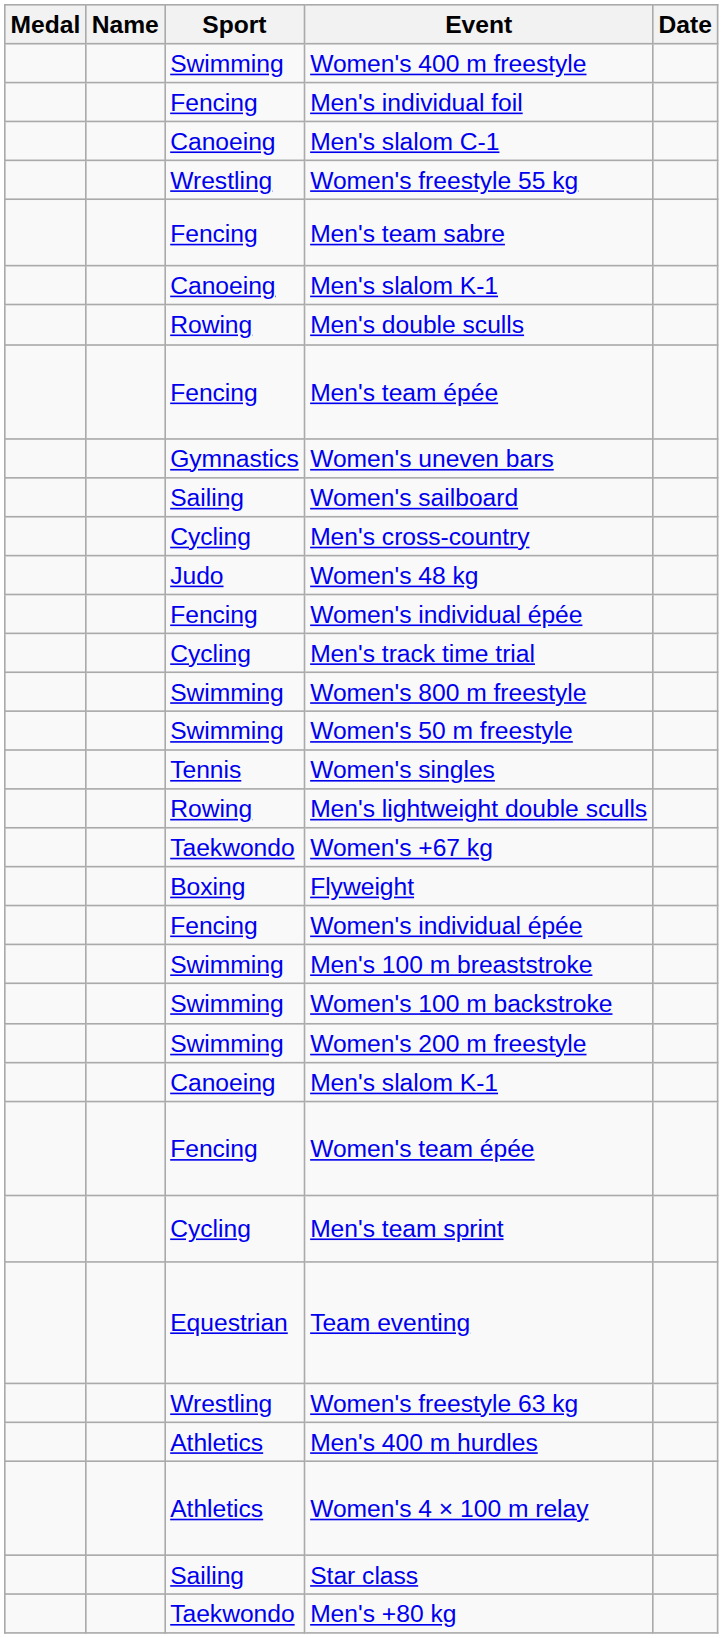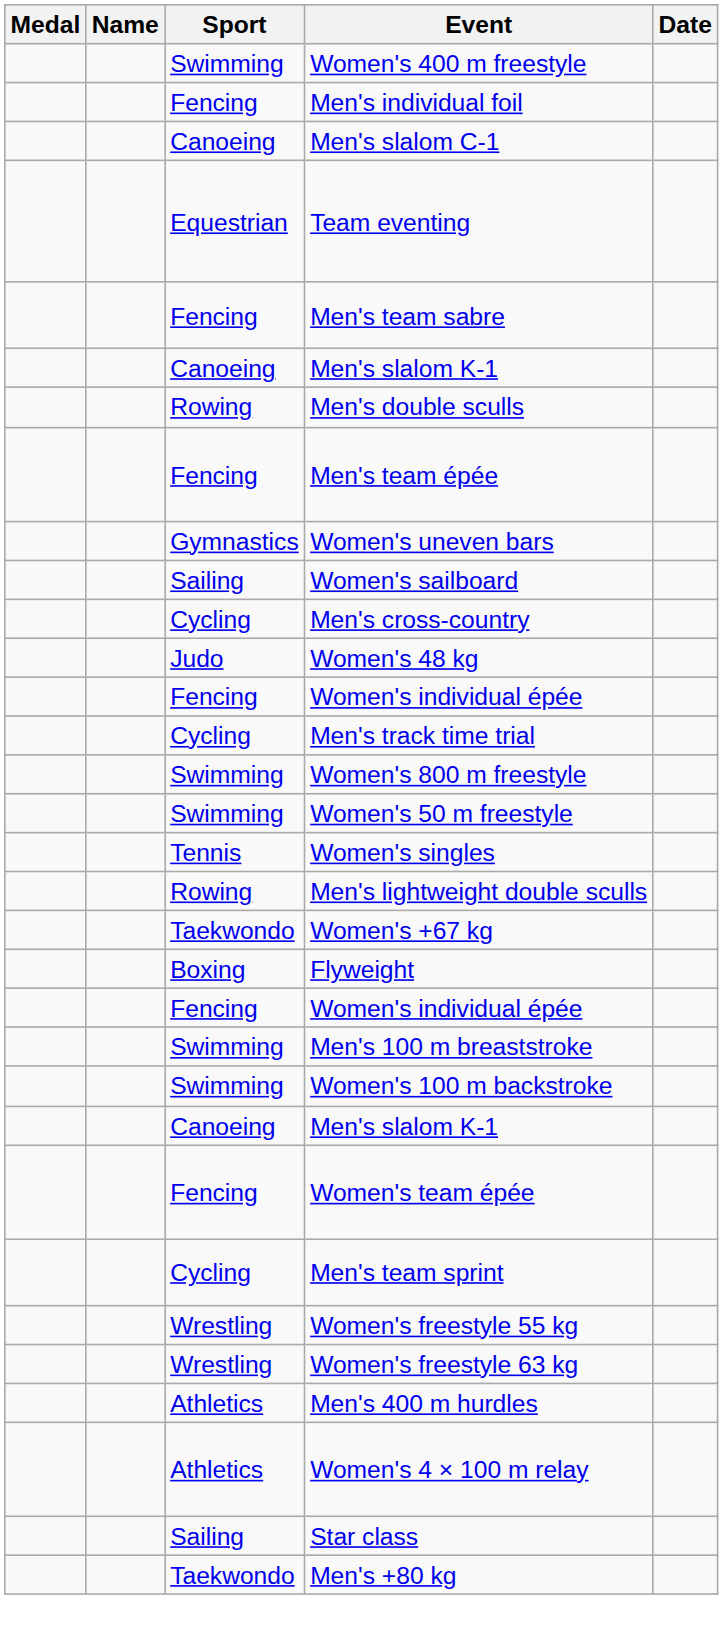rows swapped: (229, 1323) <-> (221, 180)
- row: (227, 1043)
